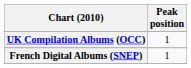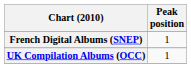rows swapped: (76, 55) <-> (76, 39)
